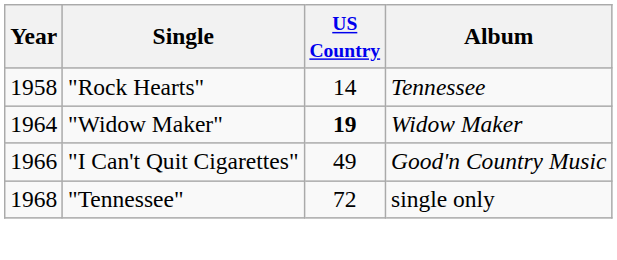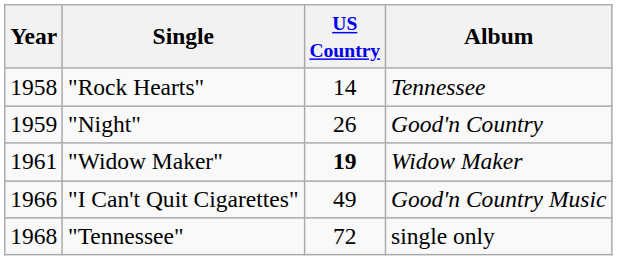+ row: (104, 124)
(34, 124) 1964 -> (34, 161) 1961
